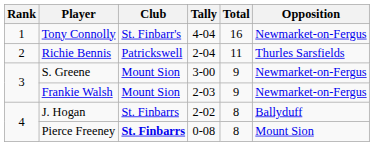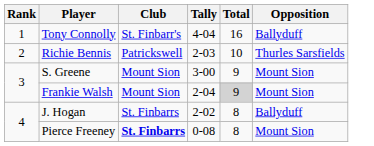(311, 33) Newmarket-on-Fergus -> (279, 33) Ballyduff
(204, 53) 2-04 -> (204, 53) 2-03
(236, 53) 11 -> (236, 53) 10
(311, 72) Newmarket-on-Fergus -> (285, 72) Mount Sion
(204, 92) 2-03 -> (204, 92) 2-04
(236, 92) no background -> (236, 92) lightgrey background
(311, 92) Newmarket-on-Fergus -> (285, 92) Mount Sion
